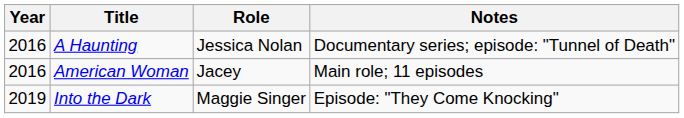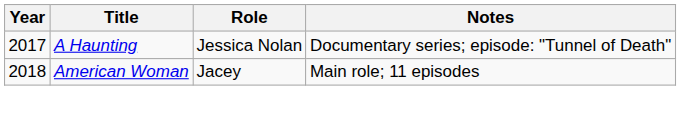(27, 44) 2016 -> (27, 44) 2017
(27, 71) 2016 -> (27, 71) 2018
- row: (103, 98)
